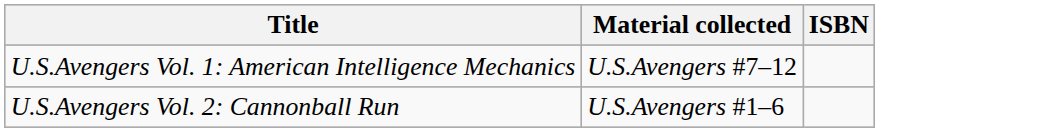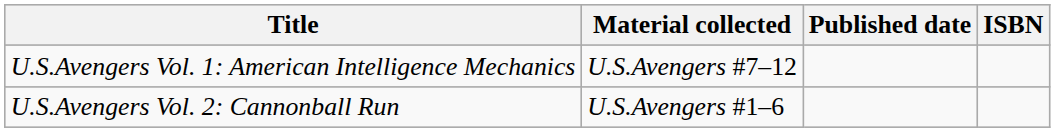+ column: (890, 24)
